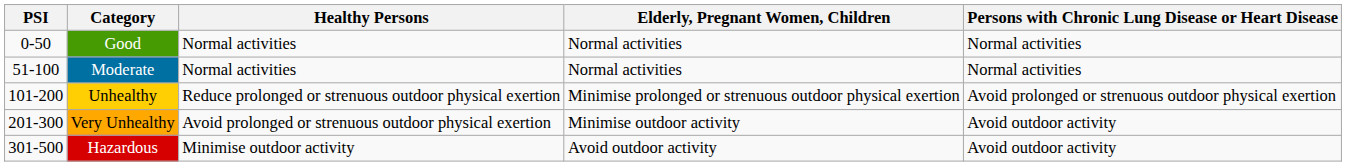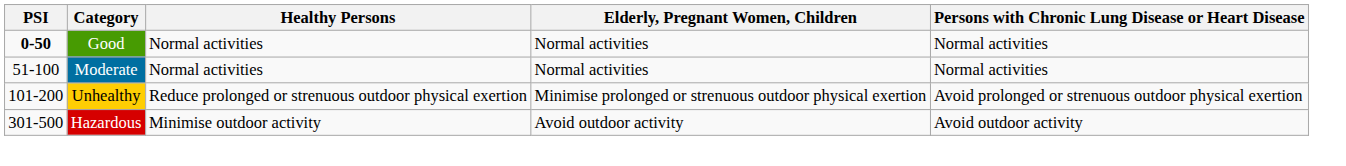(36, 43) normal -> (36, 43) bold
- row: (123, 122)
